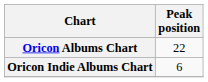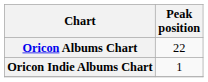(179, 67) 6 -> (179, 67) 1
